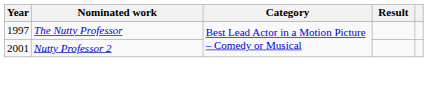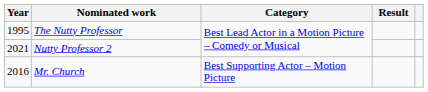(18, 30) 1997 -> (18, 30) 1995
(18, 48) 2001 -> (18, 48) 2021
+ row: (59, 71)
